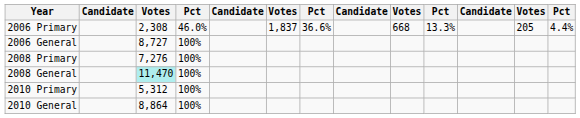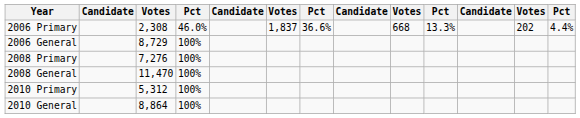(525, 28) 205 -> (525, 28) 202
(153, 43) 8,727 -> (153, 43) 8,729
(156, 74) paleturquoise background -> (156, 74) no background
